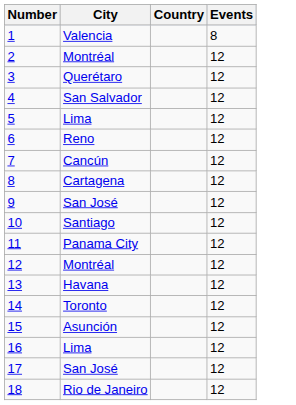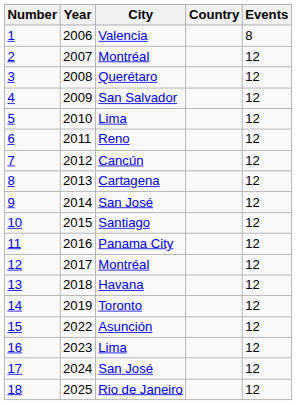+ column: (78, 14)
